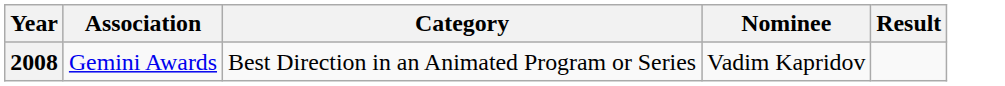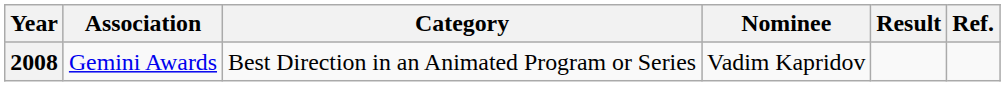+ column: (973, 23)
